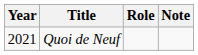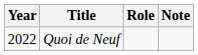(22, 38) 2021 -> (22, 38) 2022
